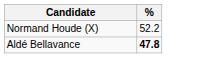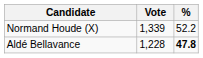+ column: (155, 12)
